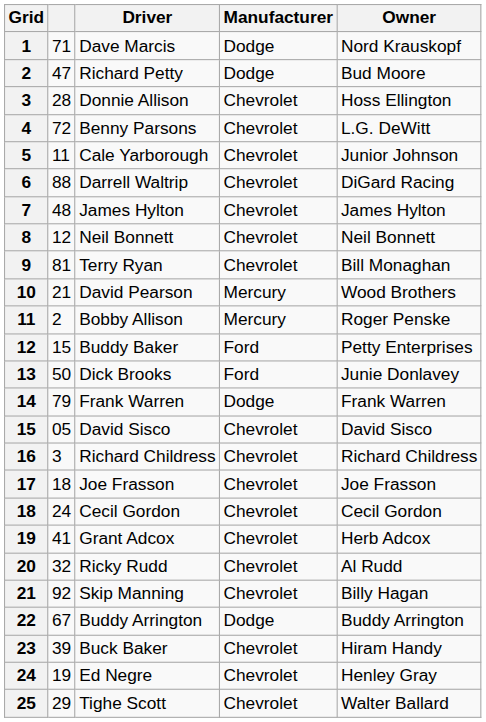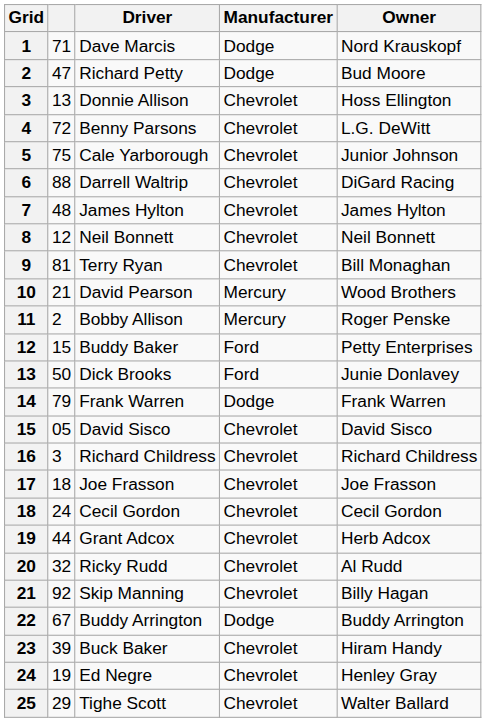(62, 100) 28 -> (62, 100) 13
(61, 155) 11 -> (62, 155) 75
(62, 538) 41 -> (62, 538) 44
